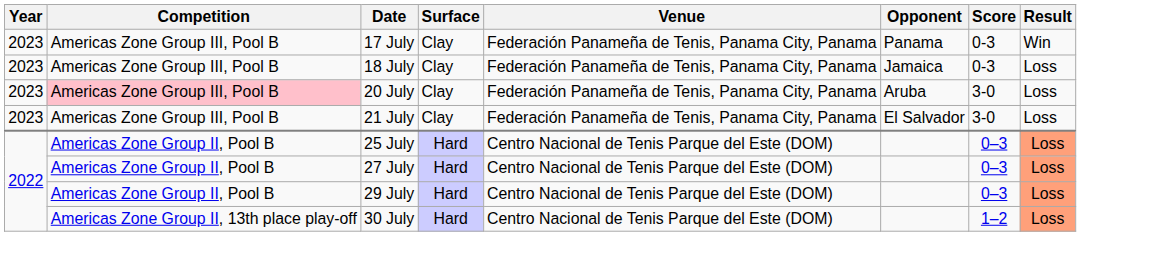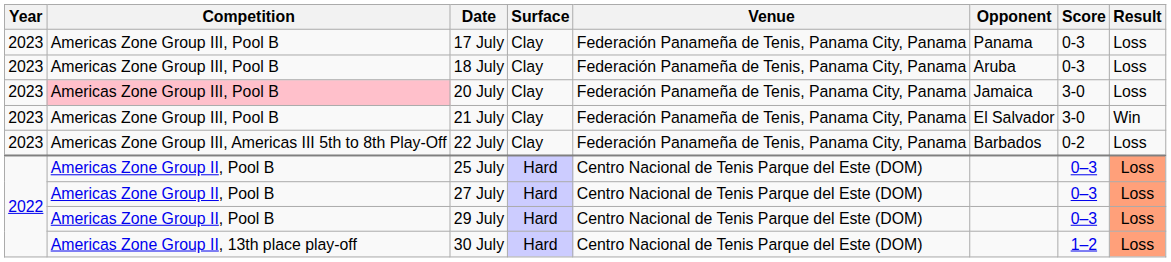(1037, 42) Win -> (1130, 42) Loss
(913, 67) Jamaica -> (995, 67) Aruba
(905, 92) Aruba -> (1003, 92) Jamaica
(1040, 117) Loss -> (1127, 117) Win
+ row: (479, 142)
